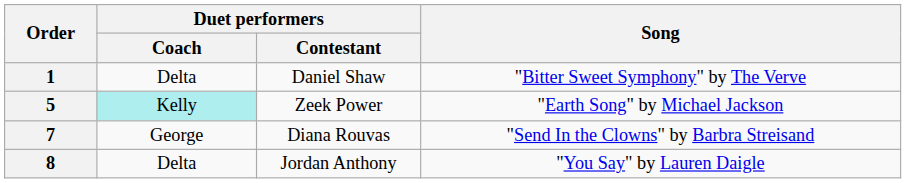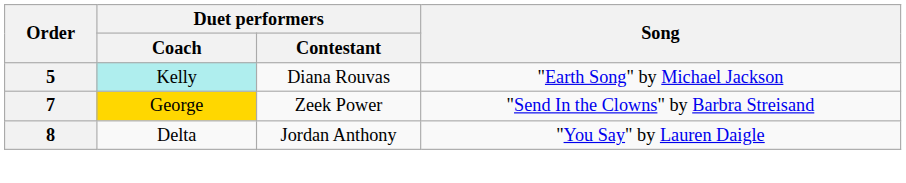- row: (51, 76)
(339, 105) Zeek Power -> (339, 76) Diana Rouvas
(177, 134) no background -> (177, 105) gold background
(339, 134) Diana Rouvas -> (339, 105) Zeek Power
